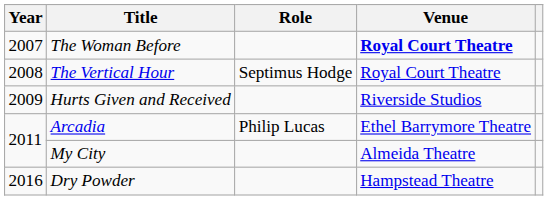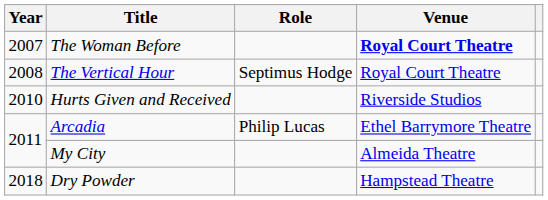(26, 99) 2009 -> (26, 99) 2010
(26, 180) 2016 -> (26, 180) 2018
